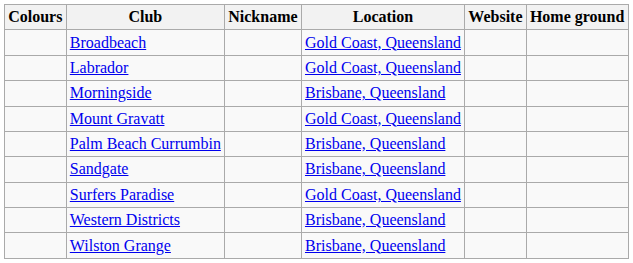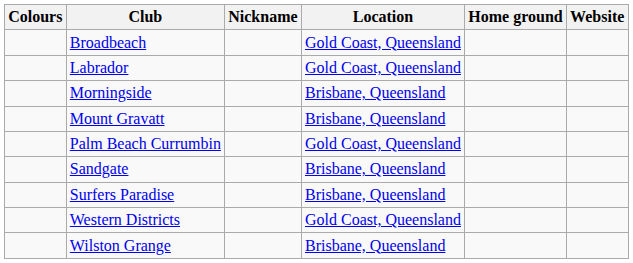columns swapped: (577, 17) <-> (495, 17)
(383, 118) Gold Coast, Queensland -> (375, 118) Brisbane, Queensland
(375, 144) Brisbane, Queensland -> (383, 144) Gold Coast, Queensland
(383, 194) Gold Coast, Queensland -> (375, 194) Brisbane, Queensland
(375, 220) Brisbane, Queensland -> (383, 220) Gold Coast, Queensland
